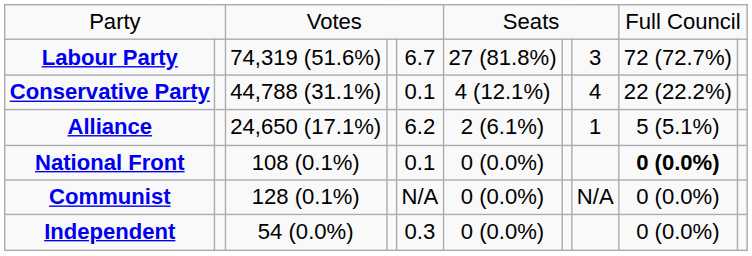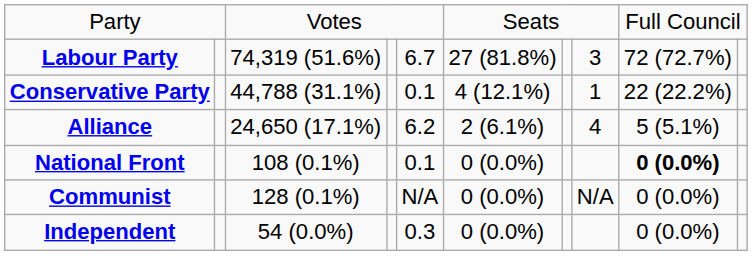(595, 92) 4 -> (595, 92) 1
(595, 127) 1 -> (595, 127) 4
